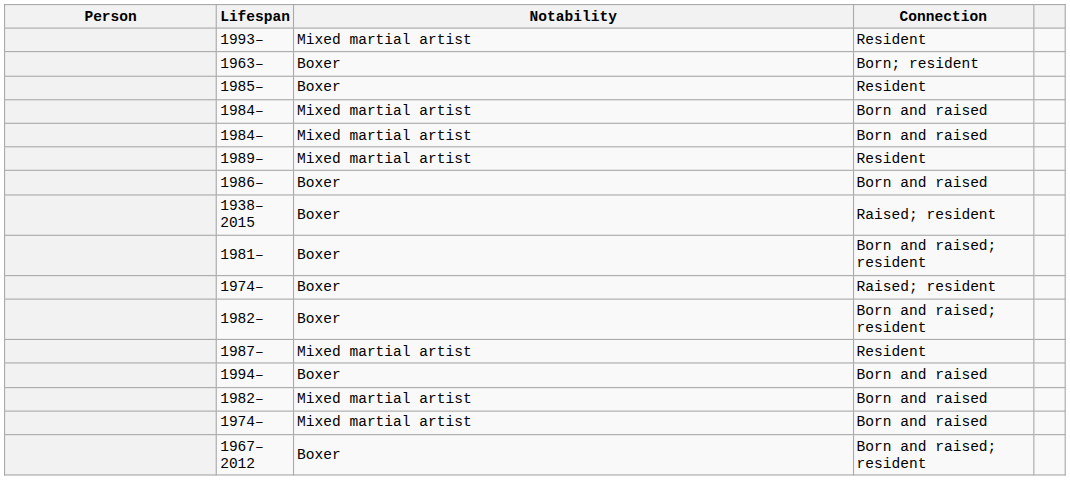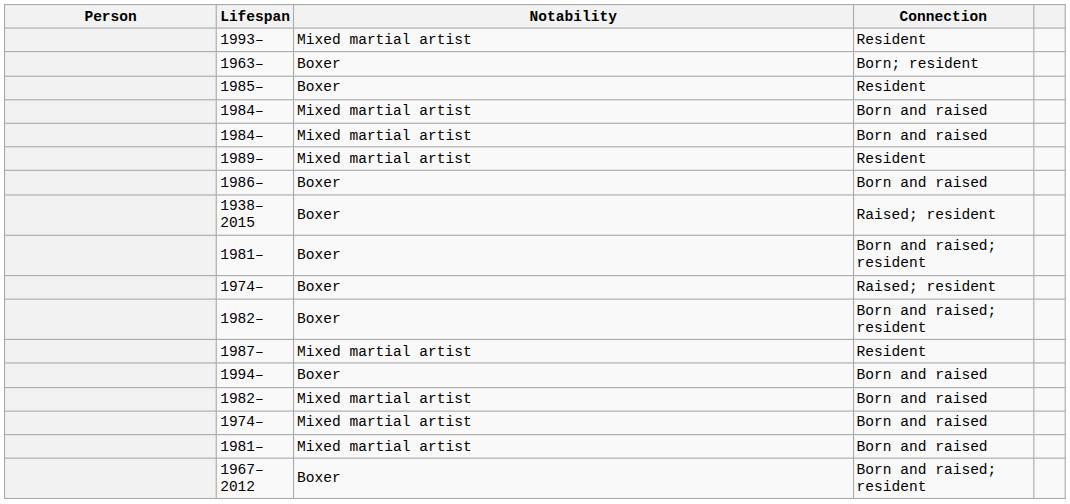+ row: (242, 447)
